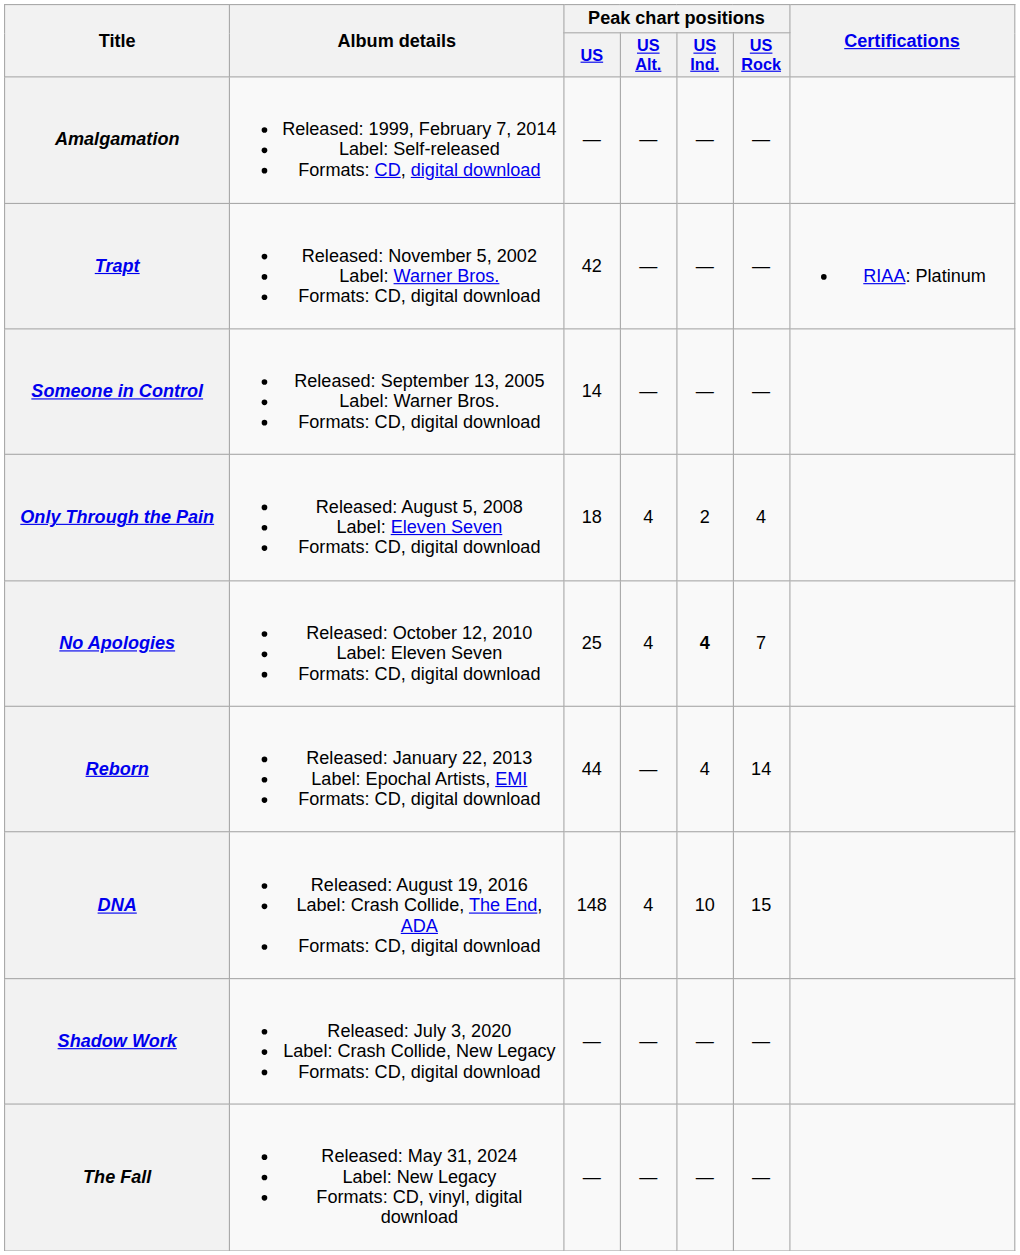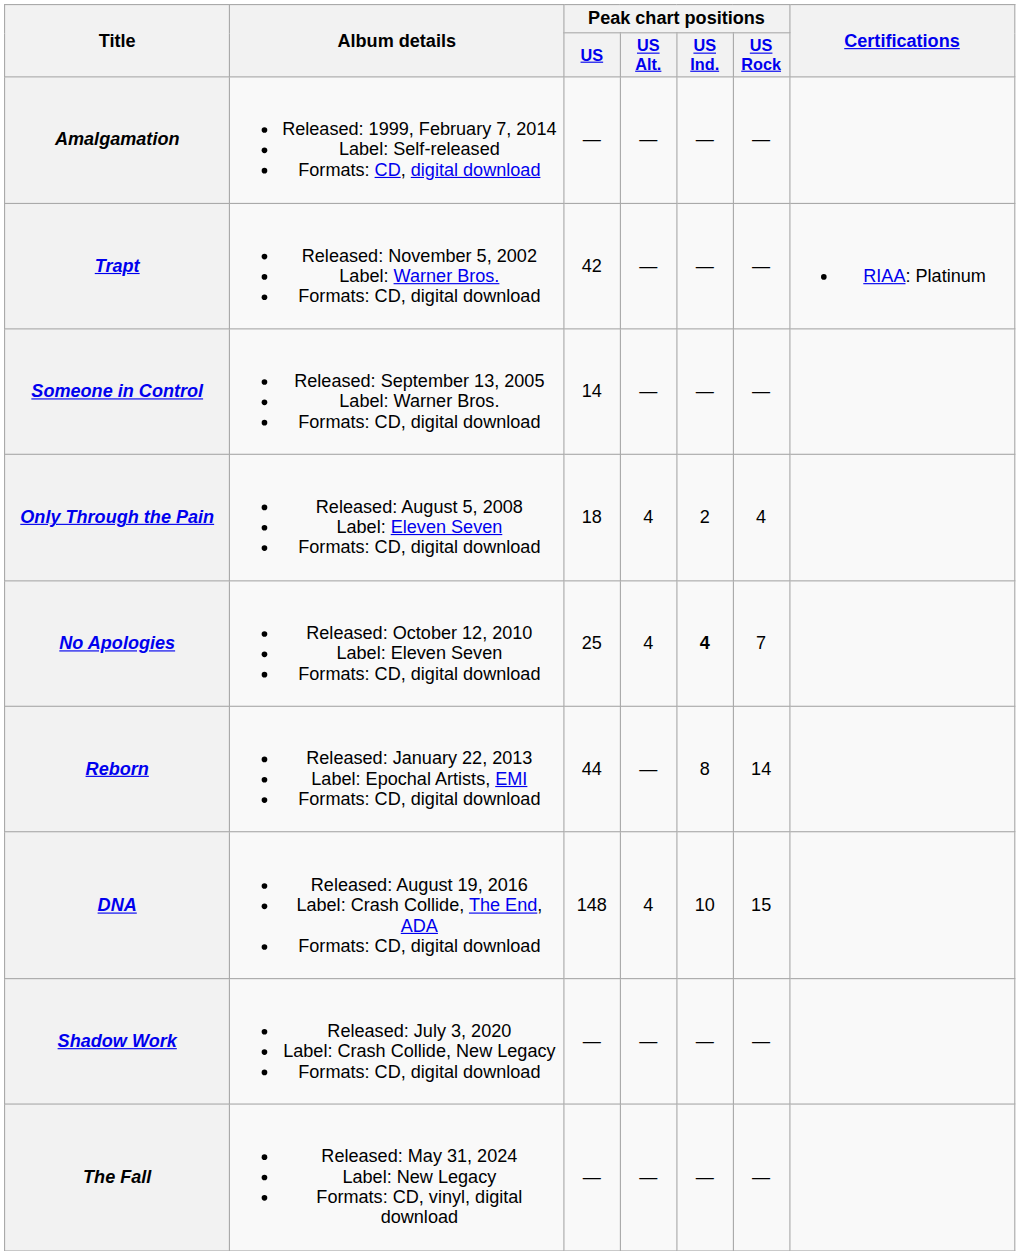(705, 769) 4 -> (705, 769) 8
